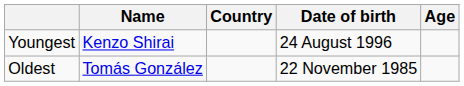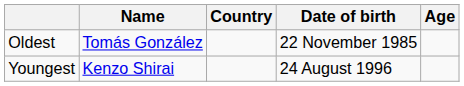rows swapped: (42, 42) <-> (32, 68)
